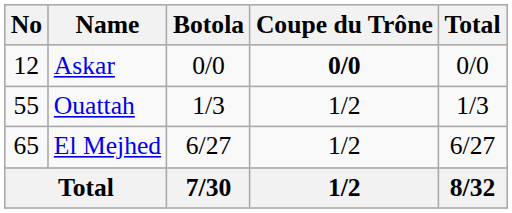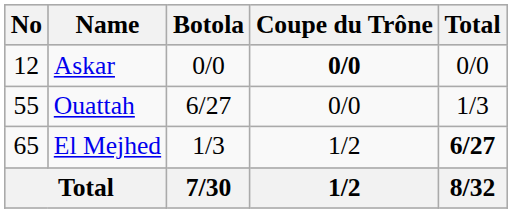(209, 106) 1/3 -> (209, 106) 6/27
(344, 106) 1/2 -> (344, 106) 0/0
(209, 146) 6/27 -> (209, 146) 1/3
(473, 146) normal -> (473, 146) bold
